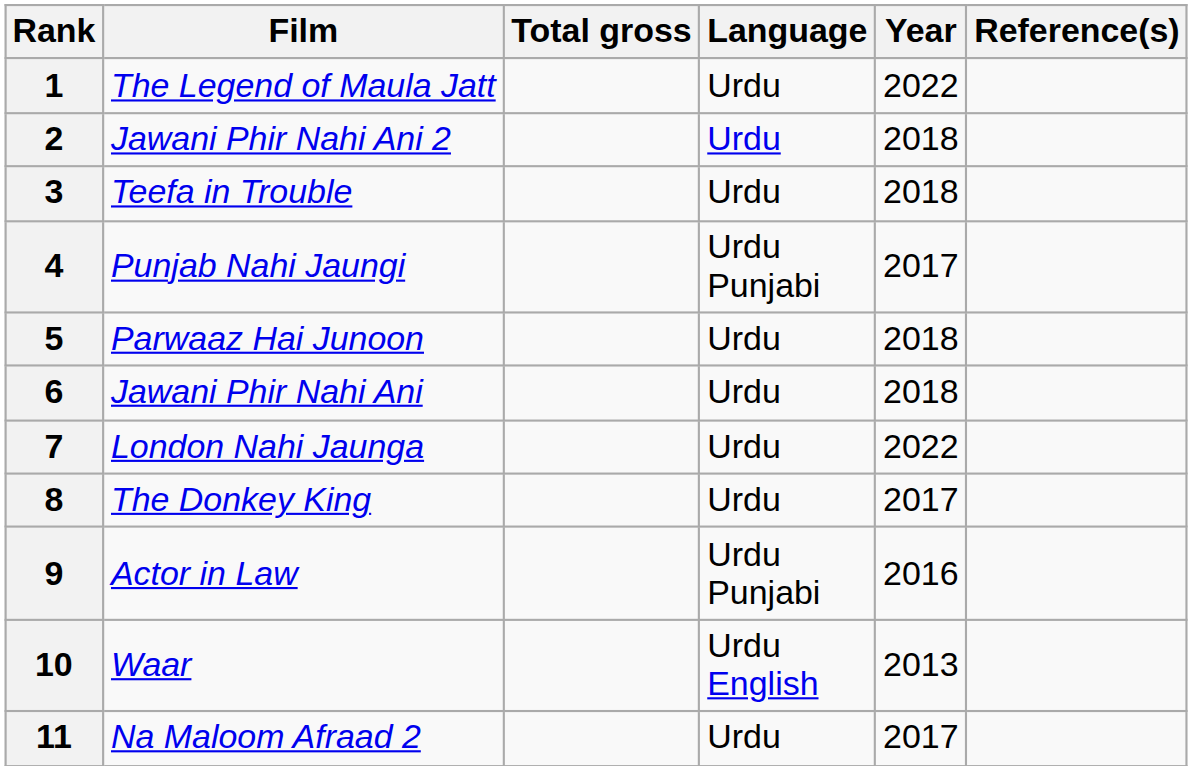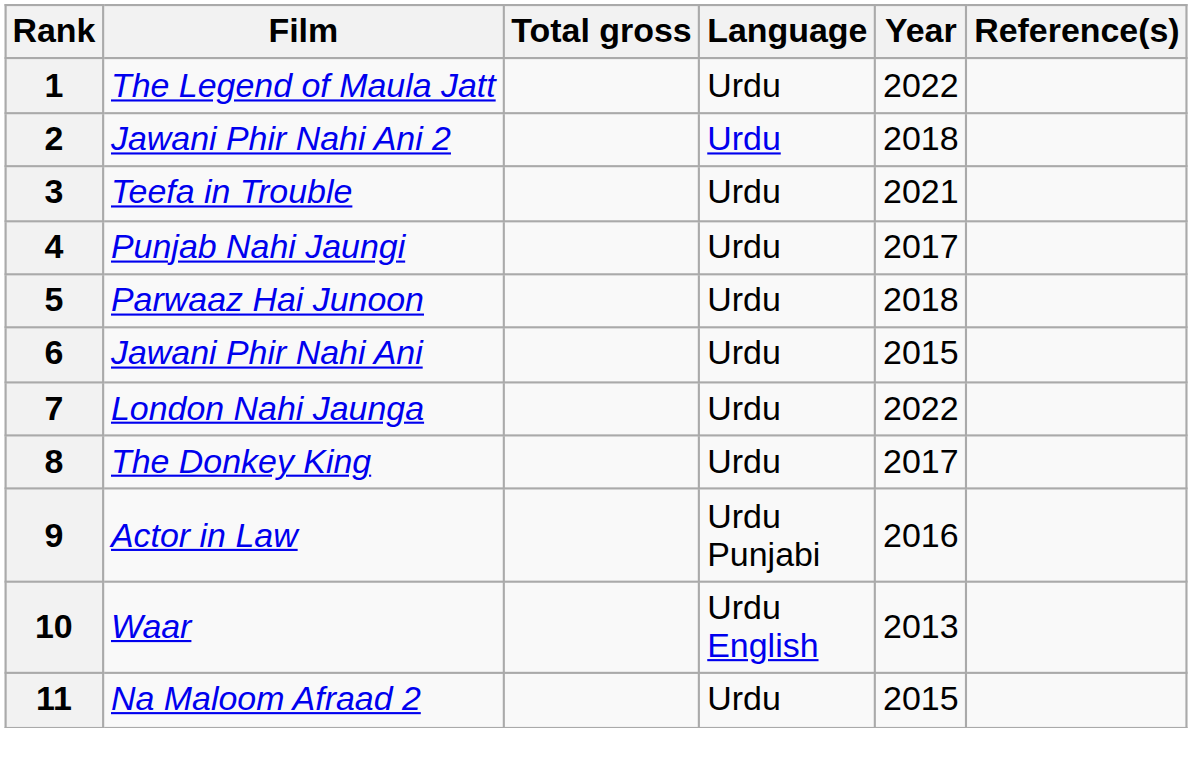(921, 192) 2018 -> (921, 192) 2021
(764, 265) Urdu Punjabi -> (744, 246) Urdu
(921, 392) 2018 -> (921, 354) 2015
(921, 737) 2017 -> (921, 699) 2015
